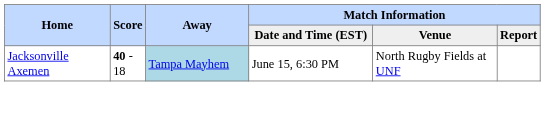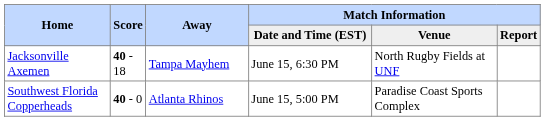(189, 63) lightblue background -> (189, 63) no background
+ row: (53, 98)
